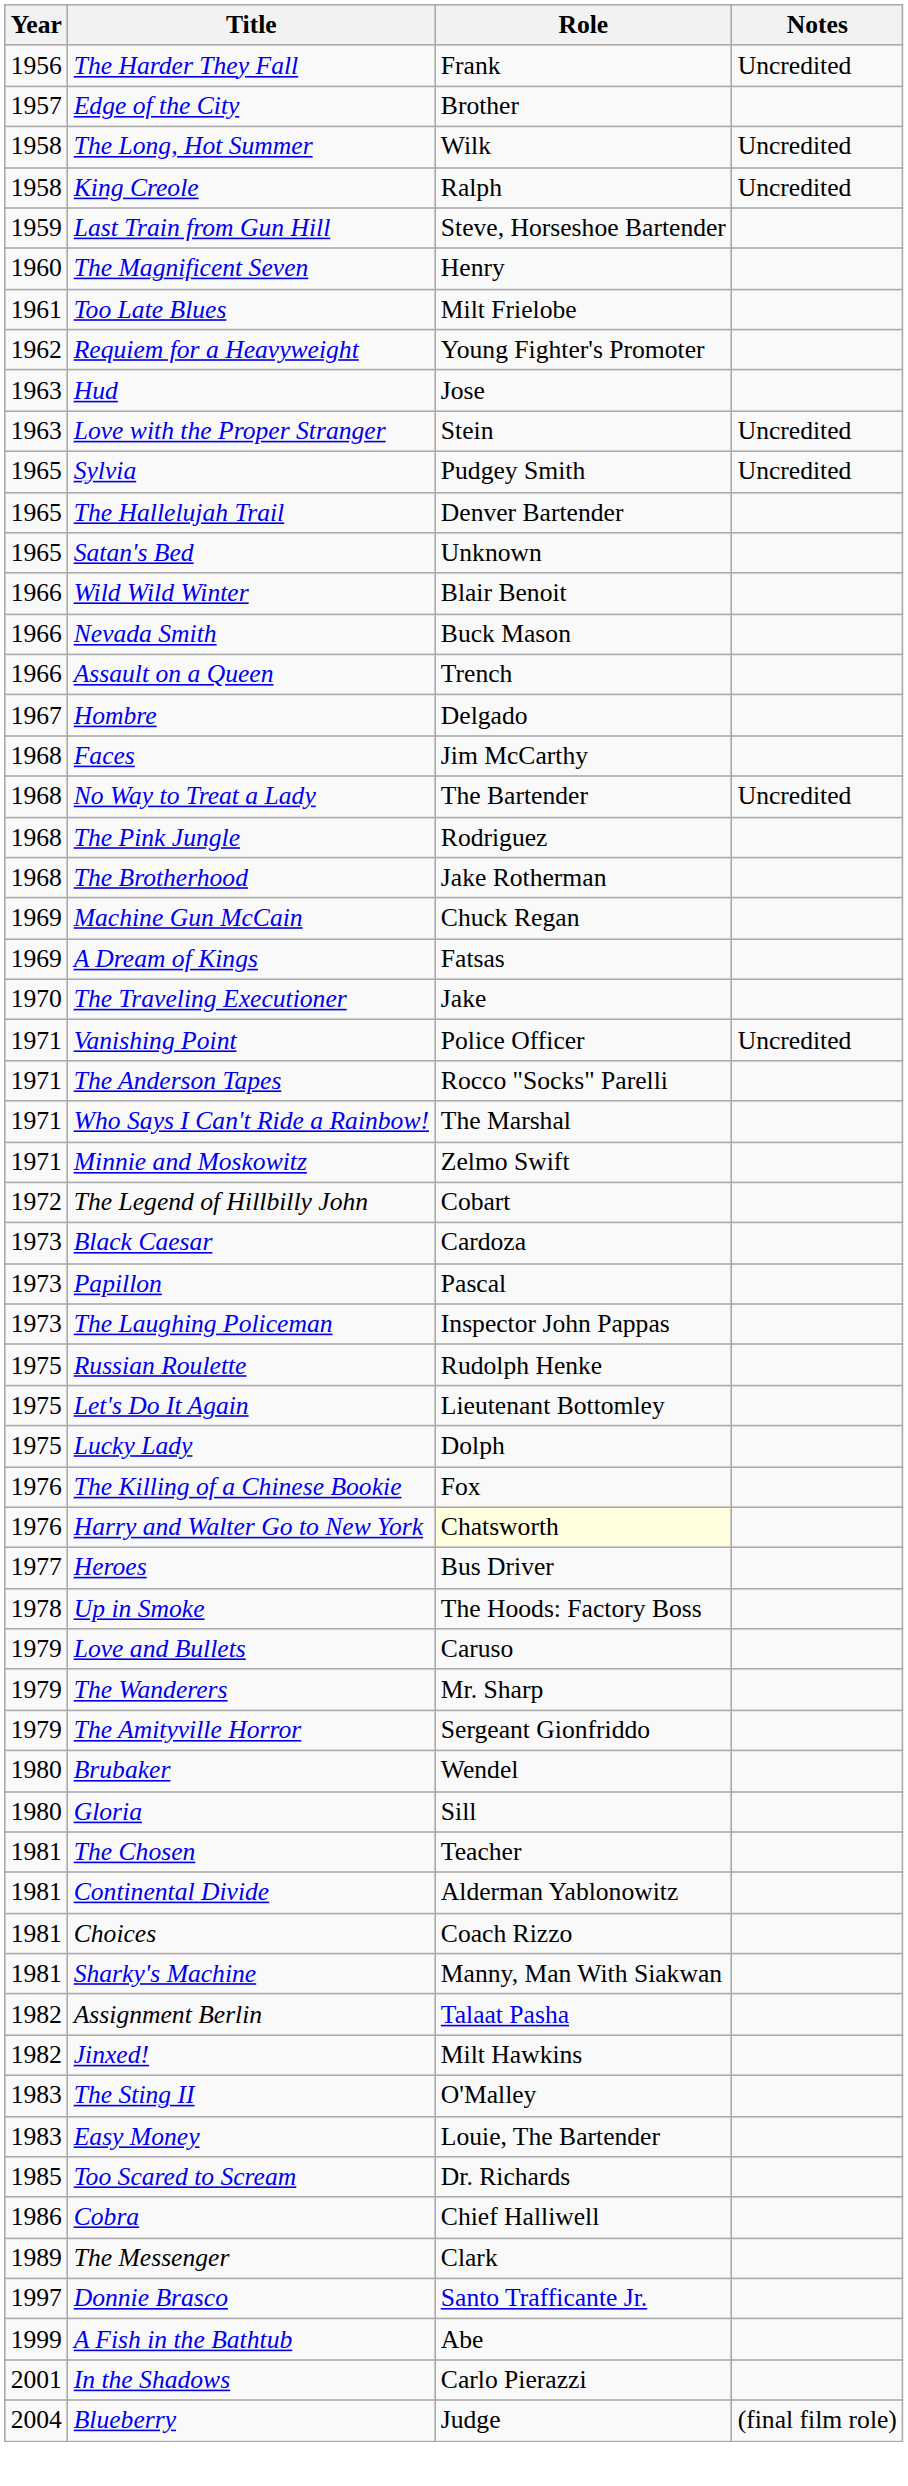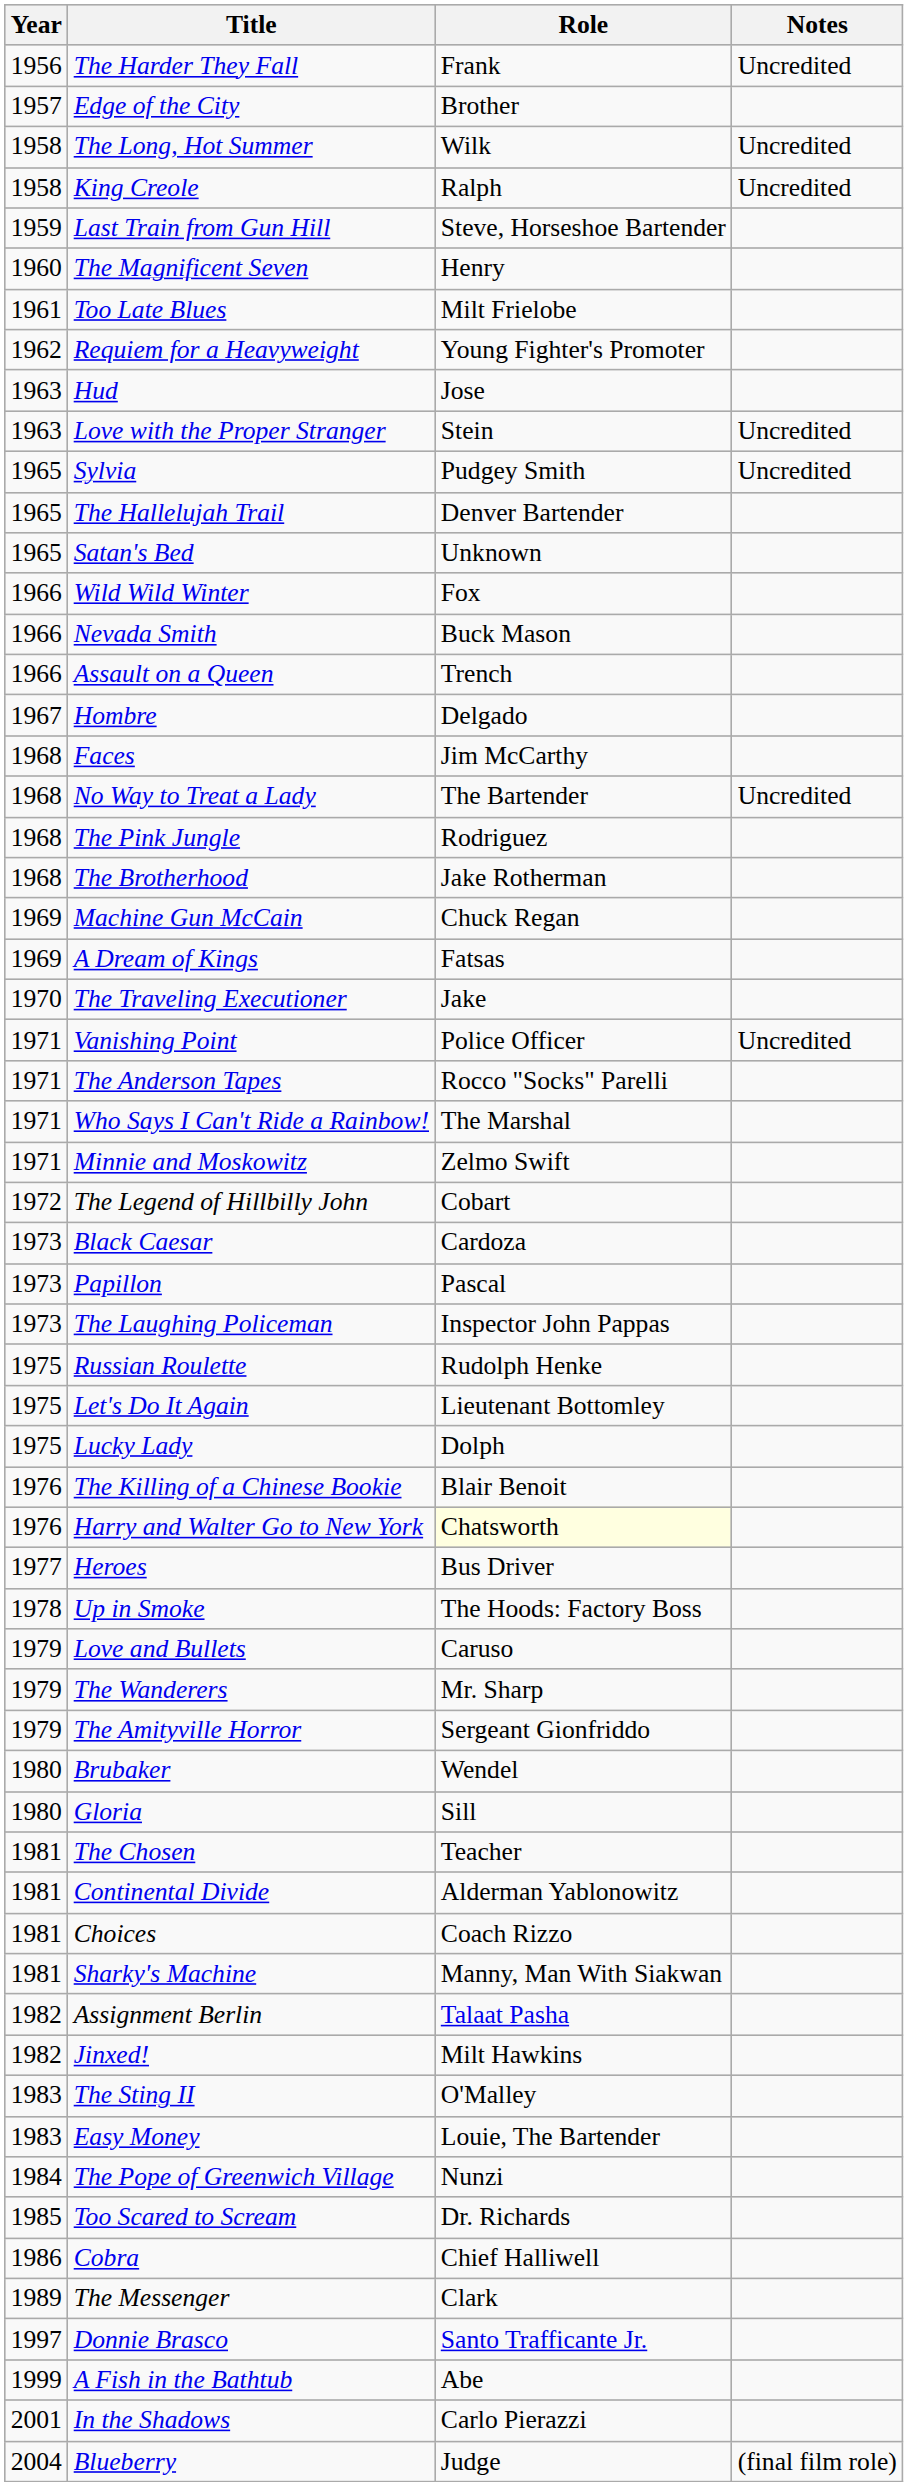(504, 593) Blair Benoit -> (461, 593) Fox
(461, 1486) Fox -> (504, 1486) Blair Benoit
+ row: (234, 2176)
